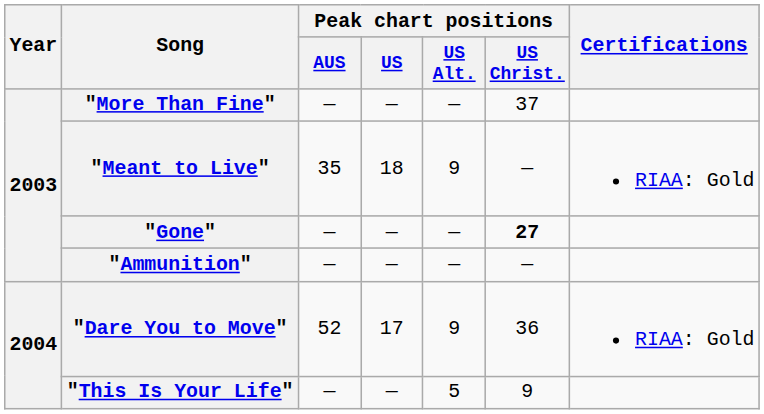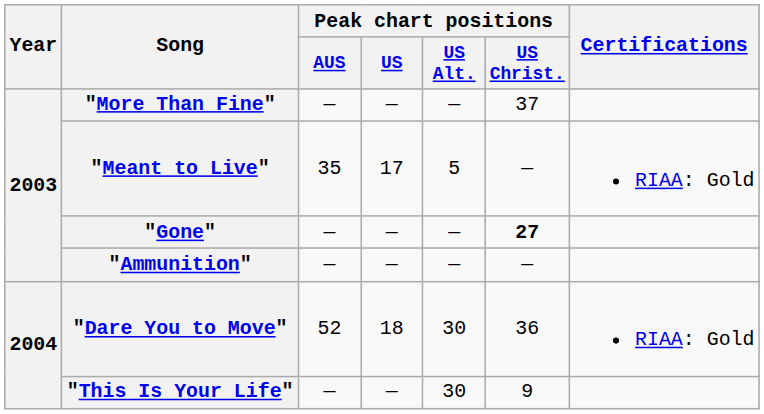(392, 169) 18 -> (392, 169) 17
(454, 169) 9 -> (454, 169) 5
(392, 329) 17 -> (392, 329) 18
(454, 329) 9 -> (454, 329) 30
(454, 392) 5 -> (454, 392) 30
